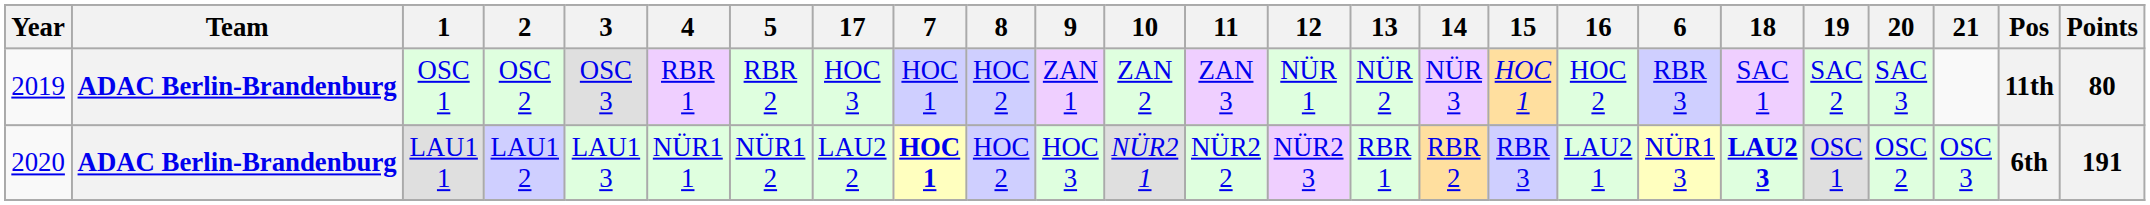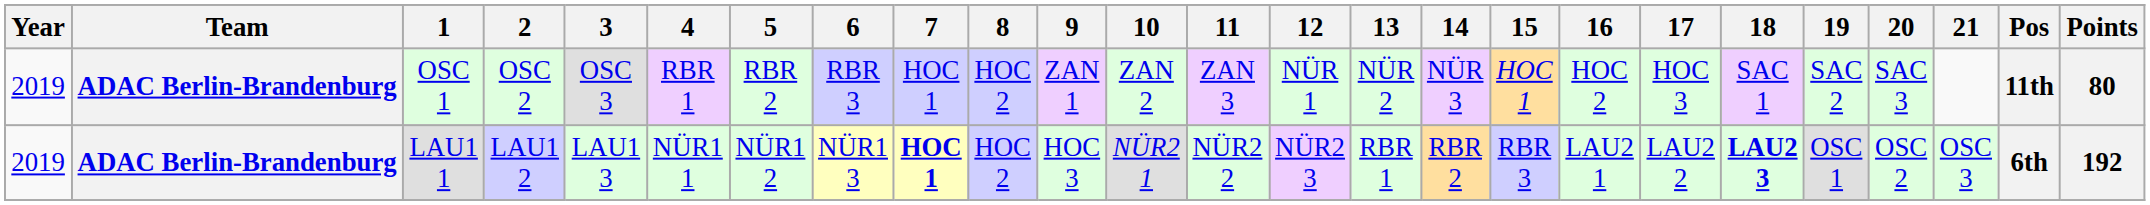columns swapped: (1680, 26) <-> (852, 26)
(38, 161) 2020 -> (38, 161) 2019
(2102, 161) 191 -> (2102, 161) 192
